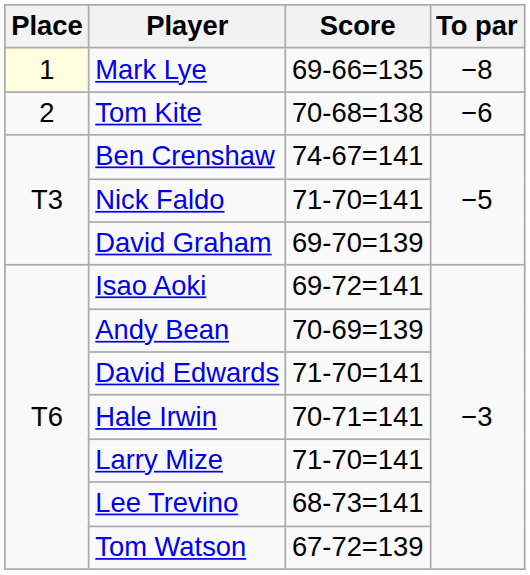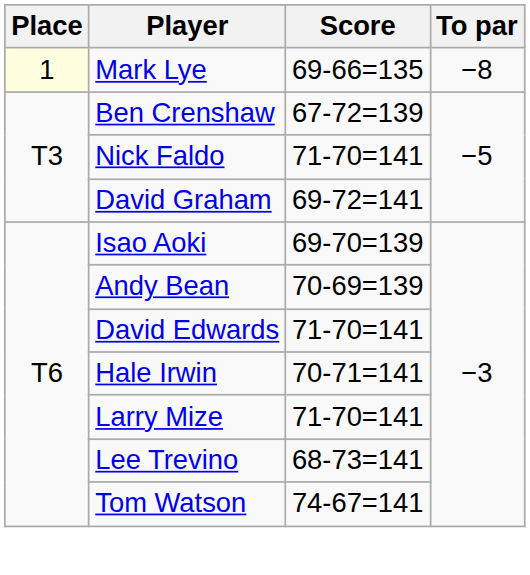- row: (148, 112)
(358, 156) 74-67=141 -> (358, 112) 67-72=139
(358, 243) 69-70=139 -> (358, 199) 69-72=141
(358, 286) 69-72=141 -> (358, 243) 69-70=139
(358, 546) 67-72=139 -> (358, 503) 74-67=141
